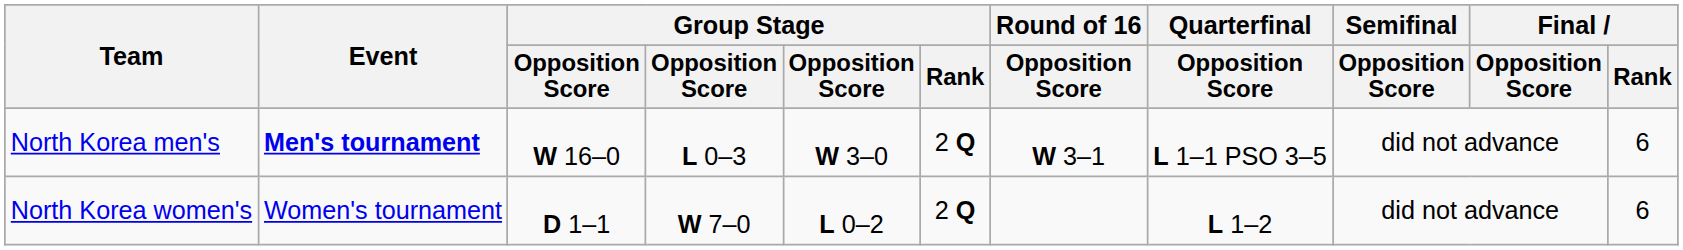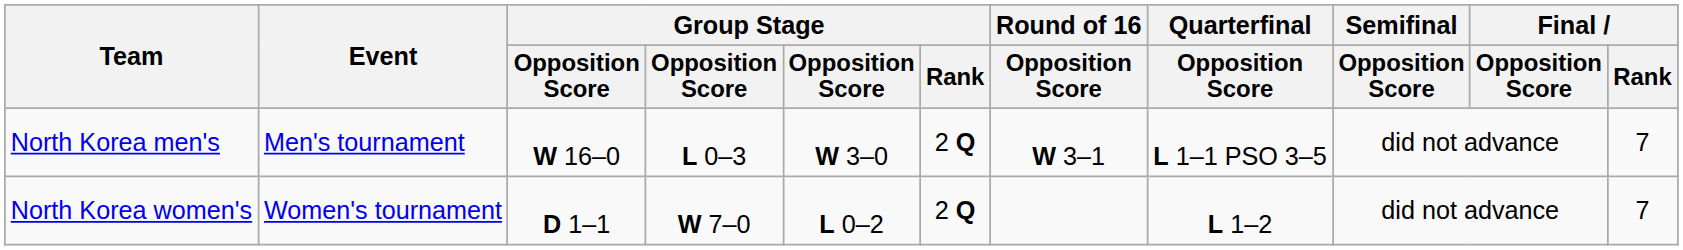(372, 143) bold -> (364, 143) normal
(1643, 143) 6 -> (1643, 143) 7
(1643, 211) 6 -> (1643, 211) 7
